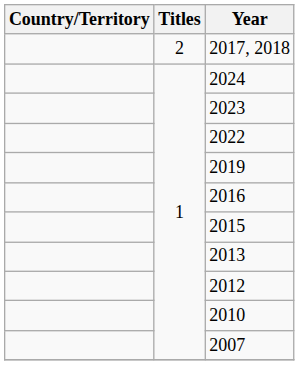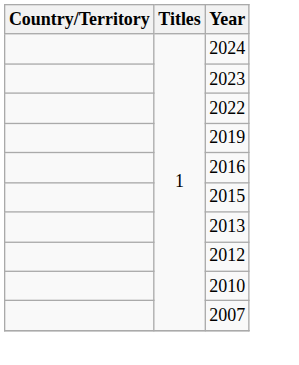- row: (250, 48)
